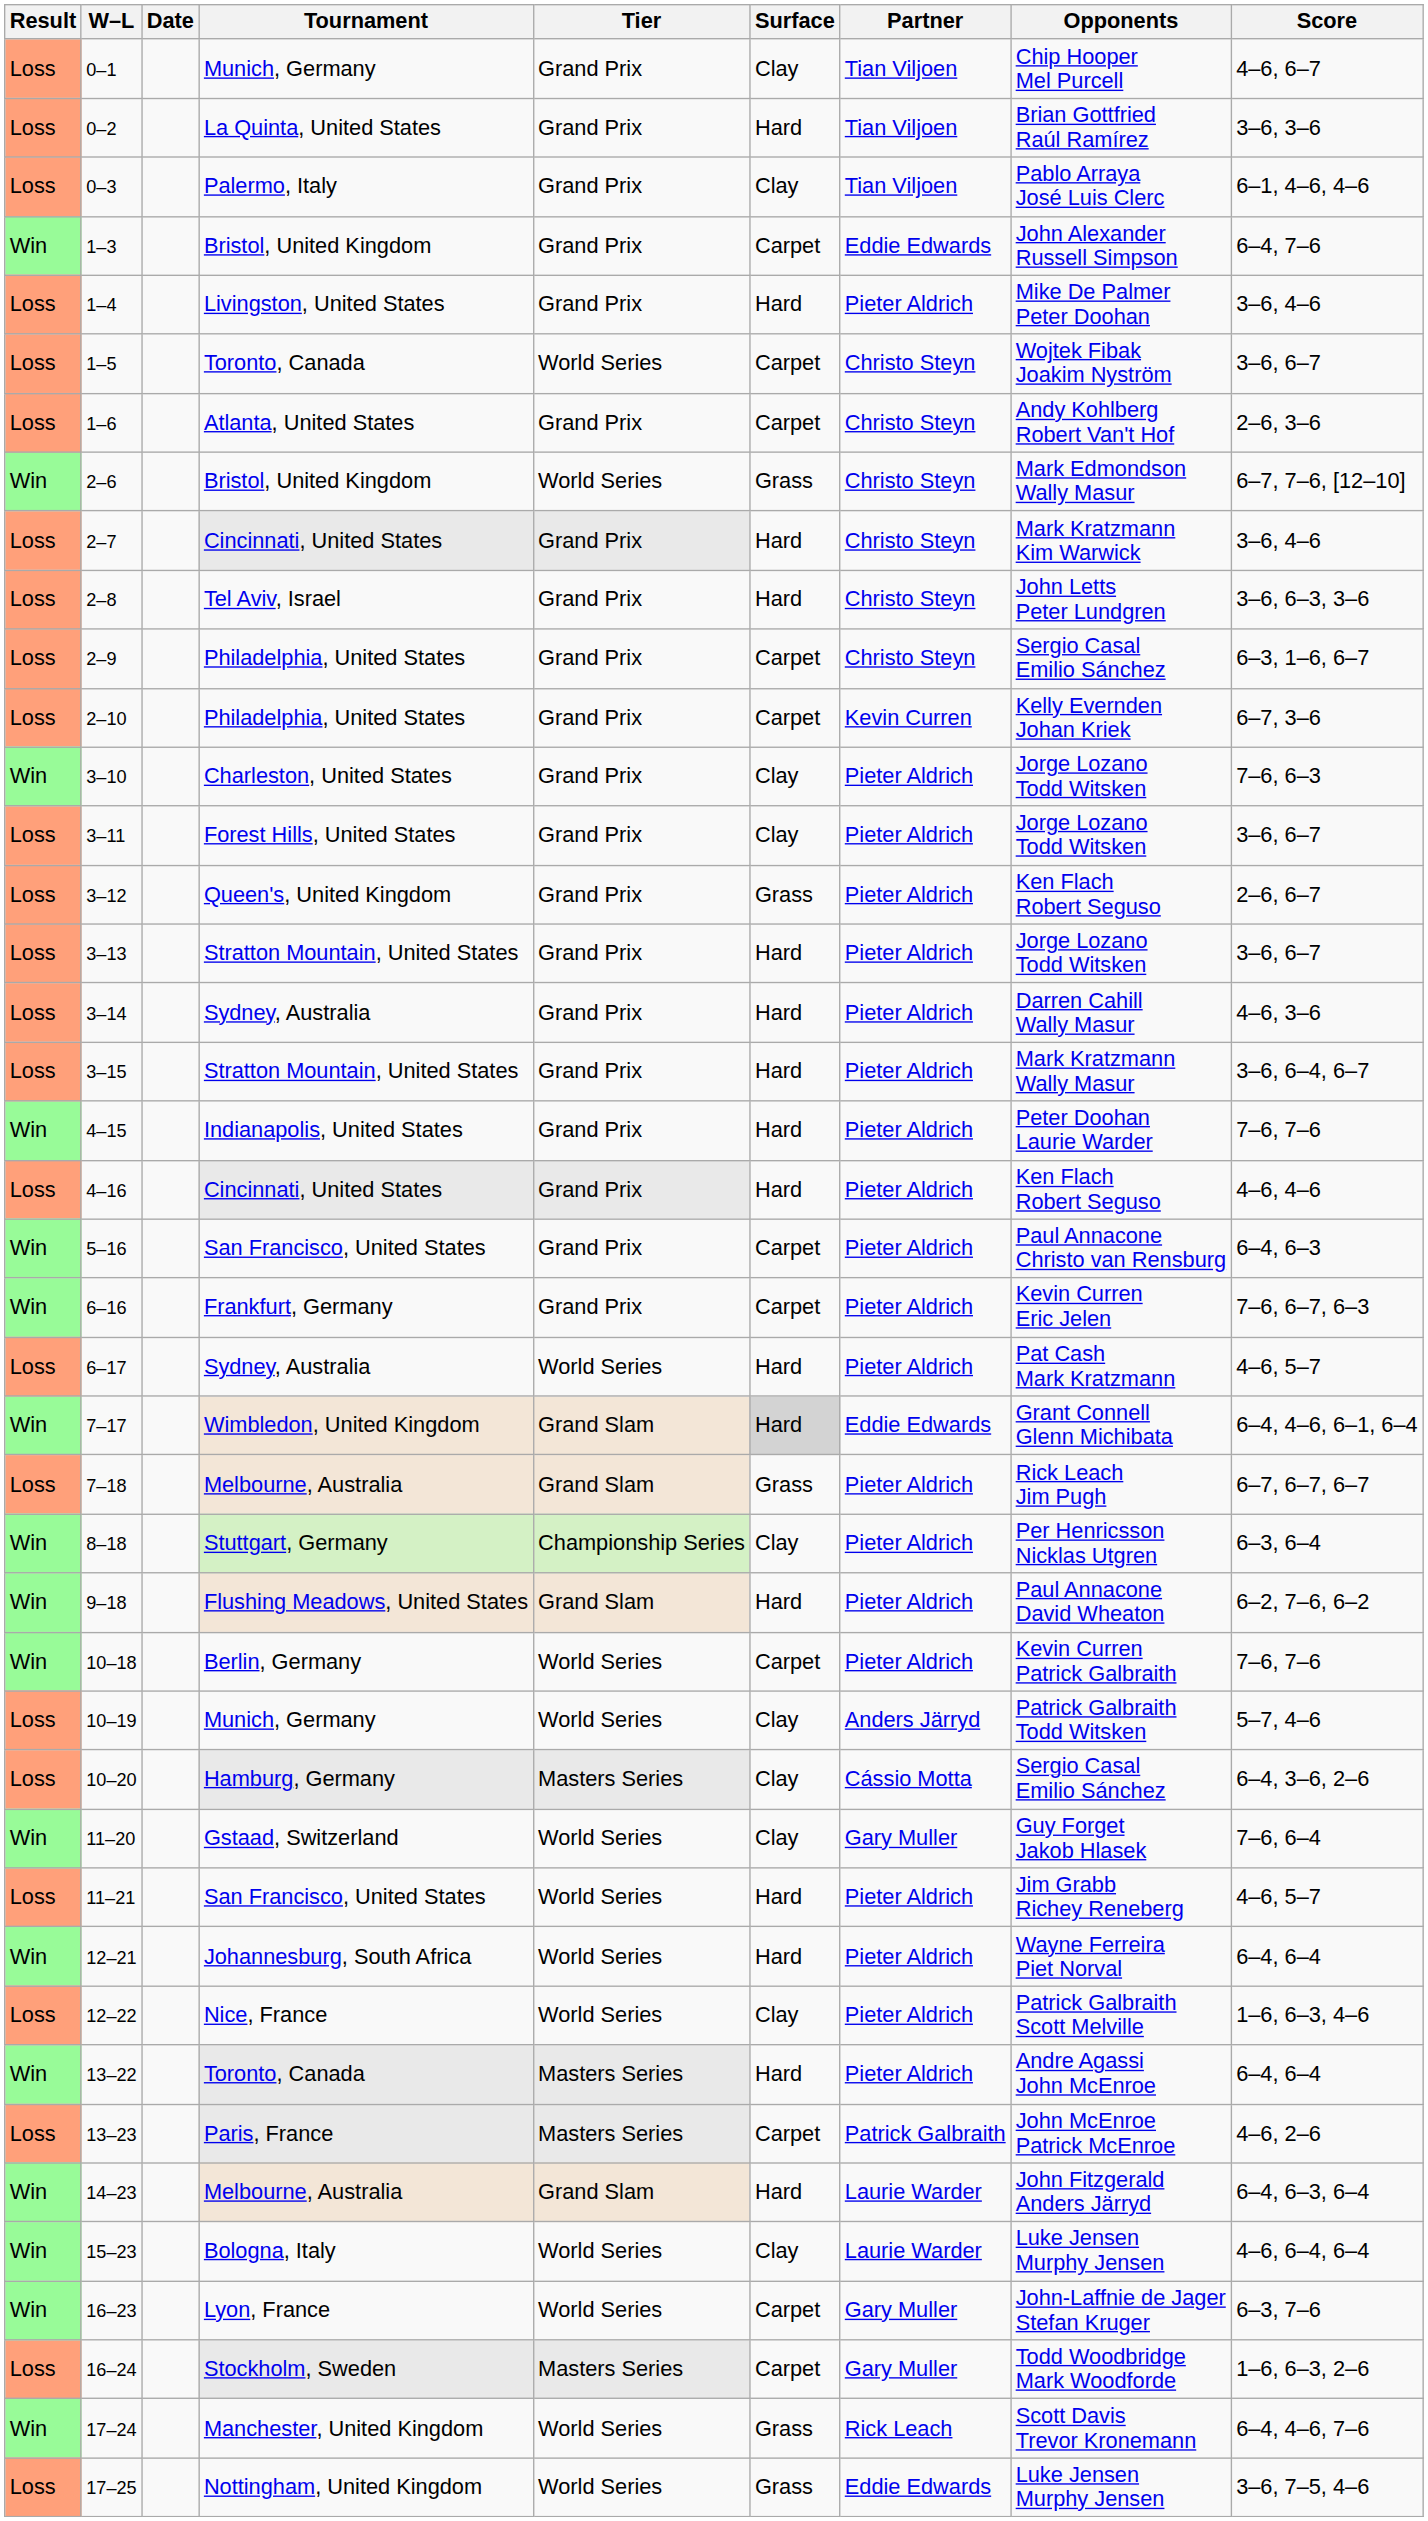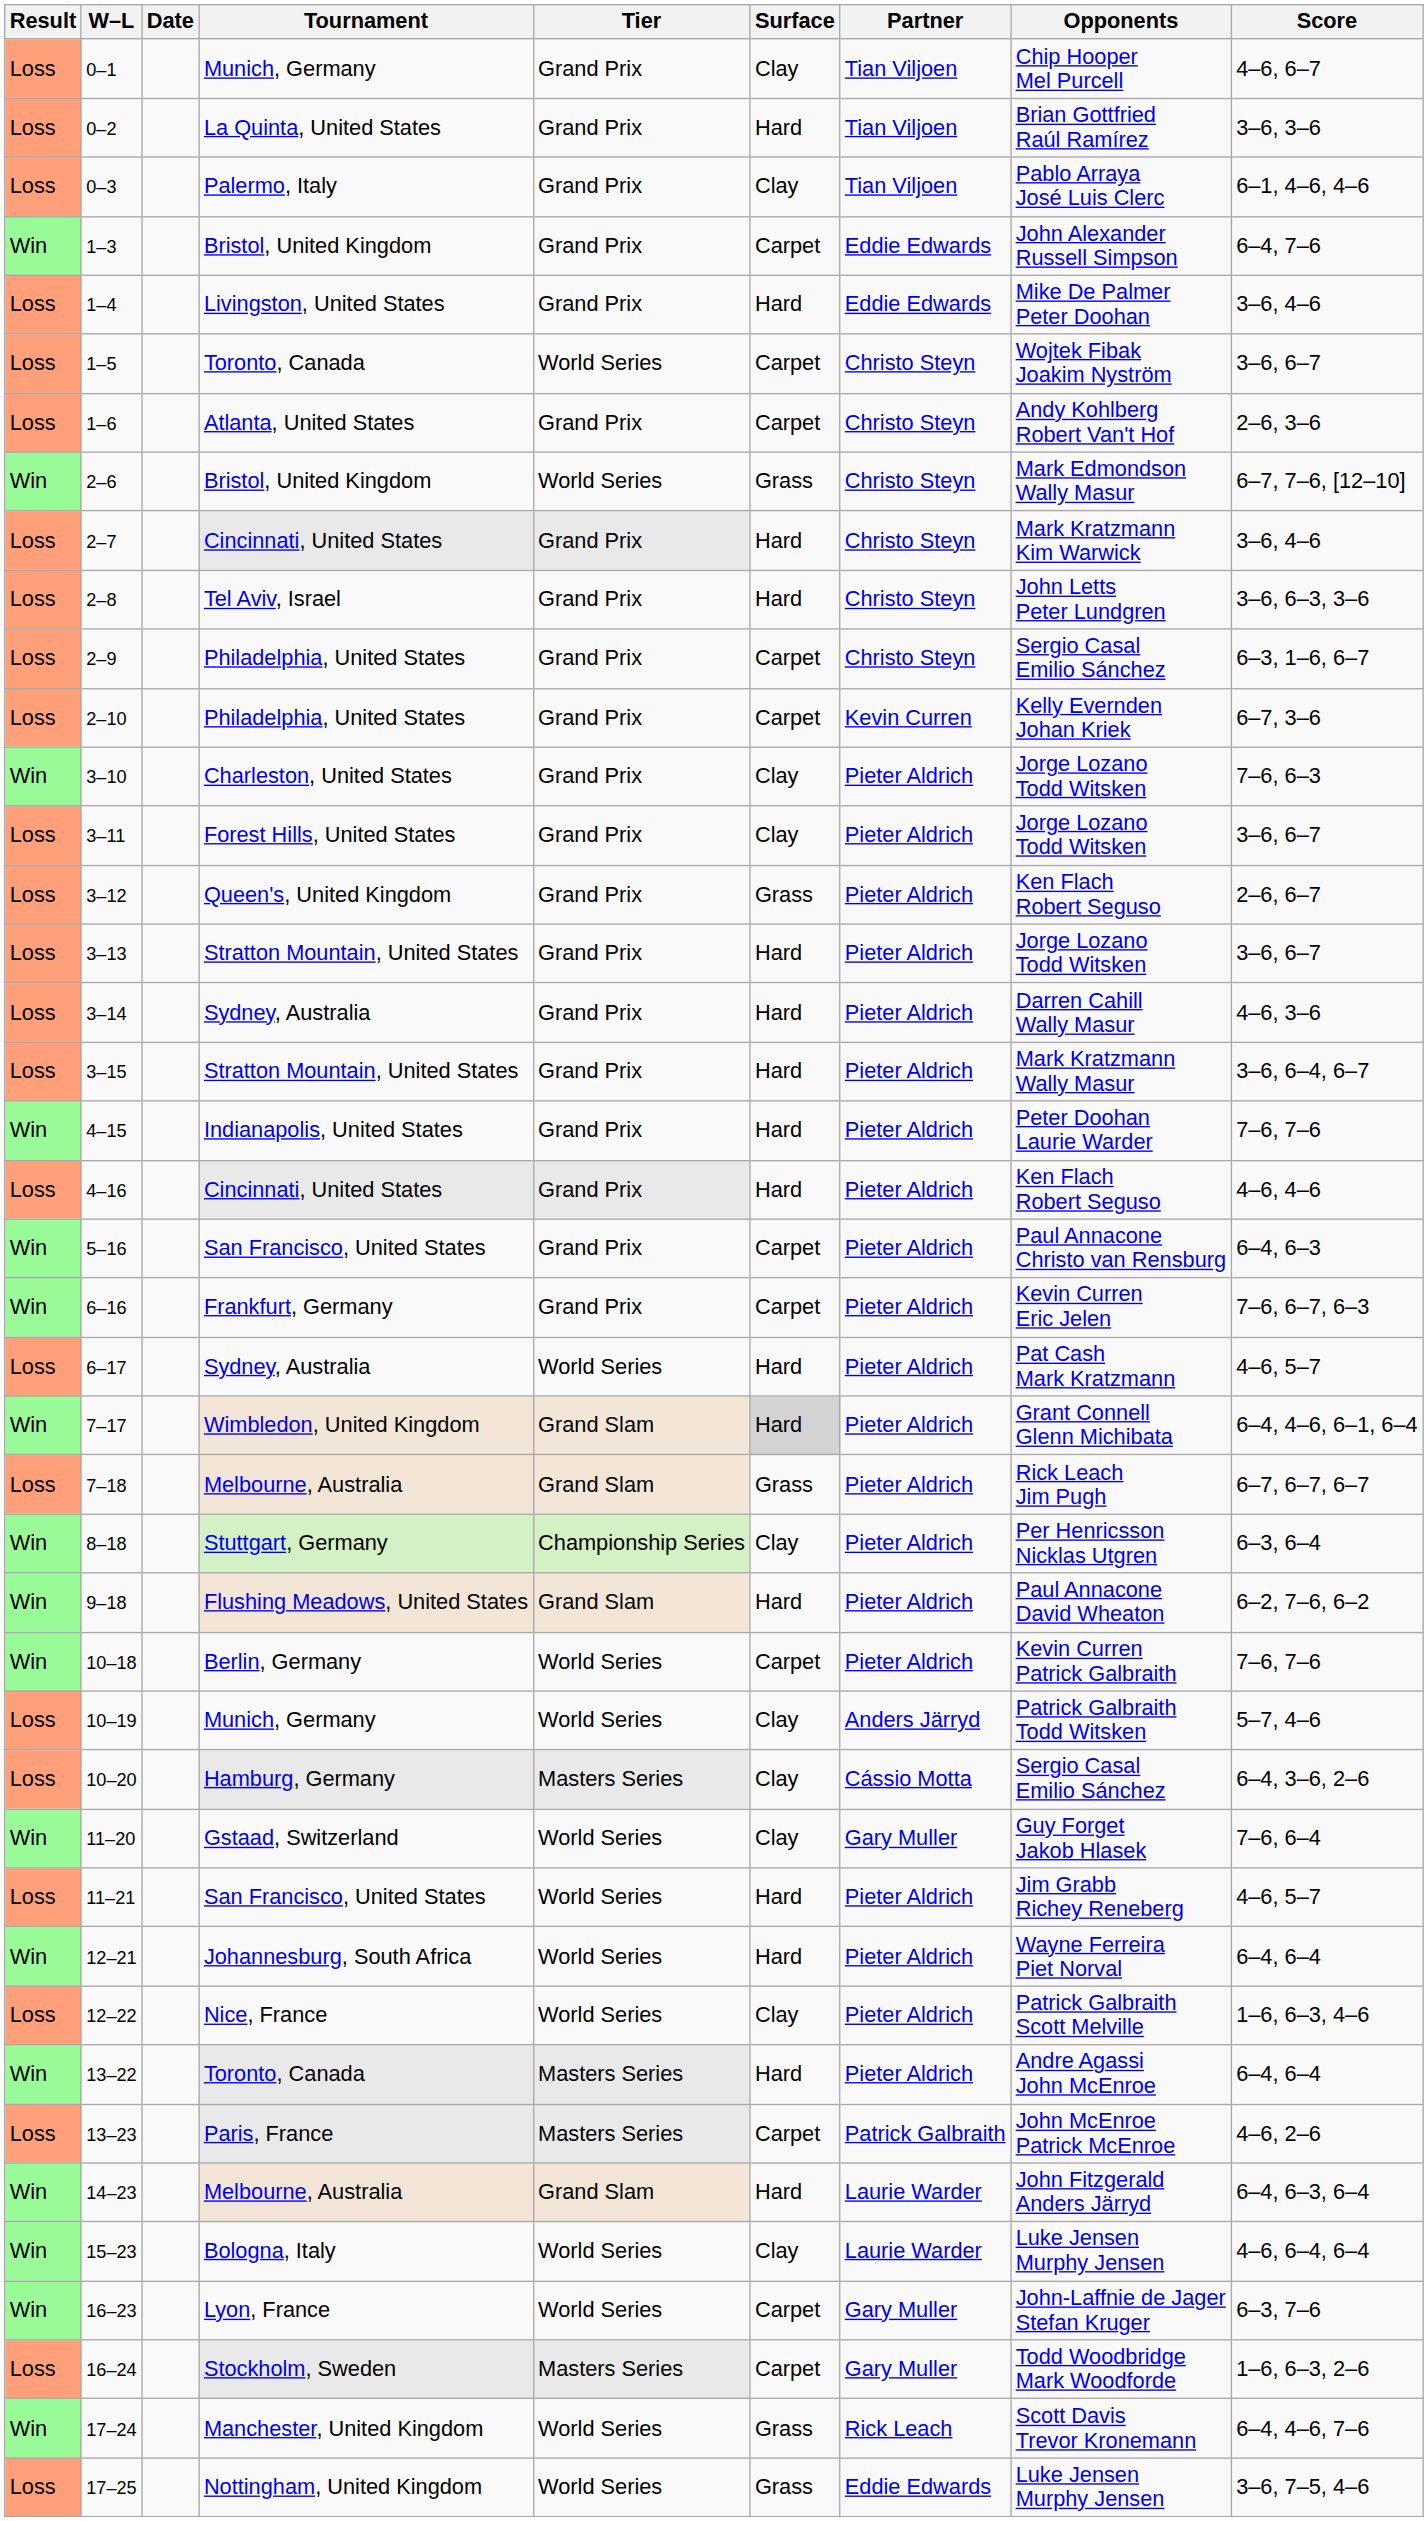(909, 304) Pieter Aldrich -> (918, 304) Eddie Edwards
(918, 1425) Eddie Edwards -> (909, 1425) Pieter Aldrich
